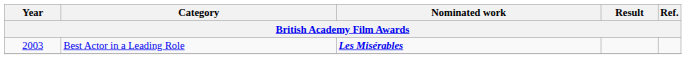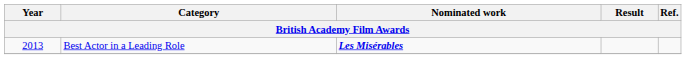(33, 45) 2003 -> (33, 45) 2013
